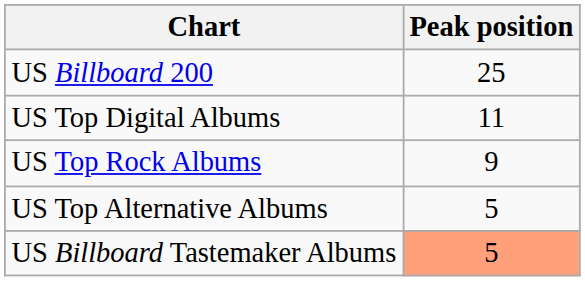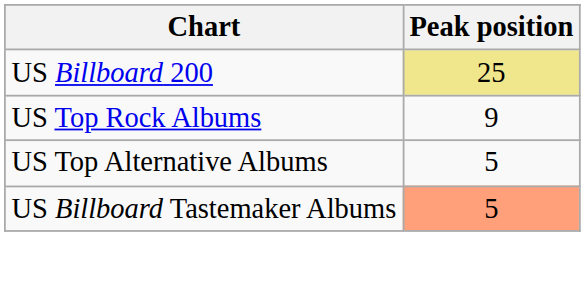(491, 72) no background -> (491, 72) khaki background
- row: (146, 117)
